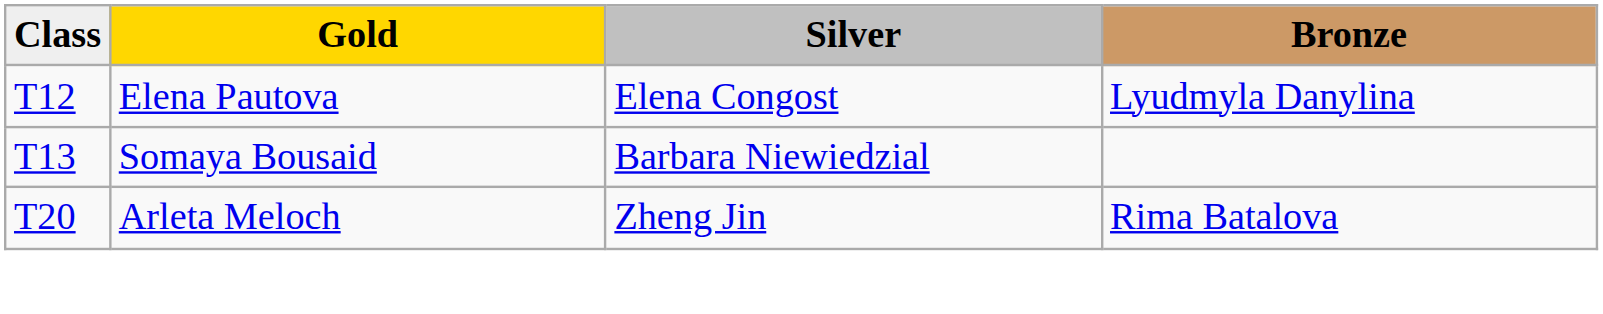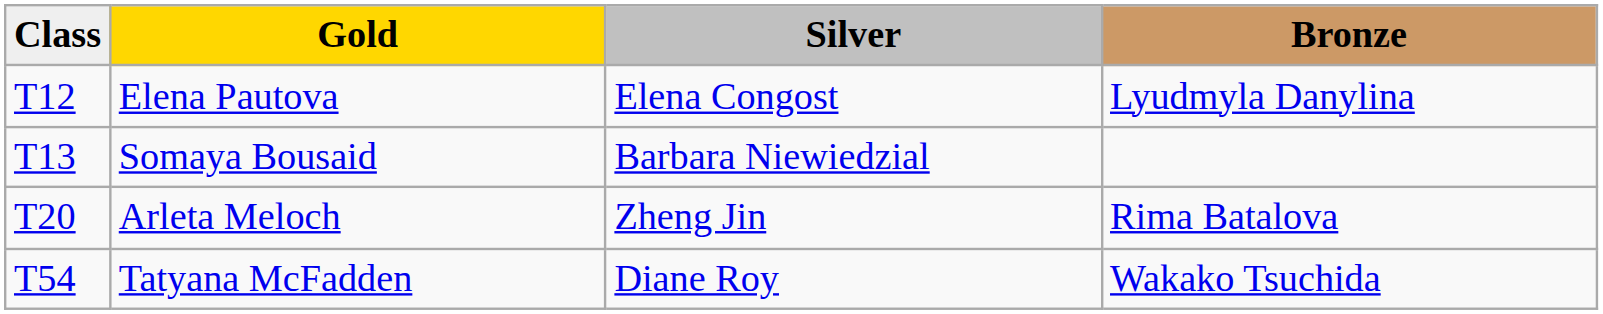+ row: (266, 277)
